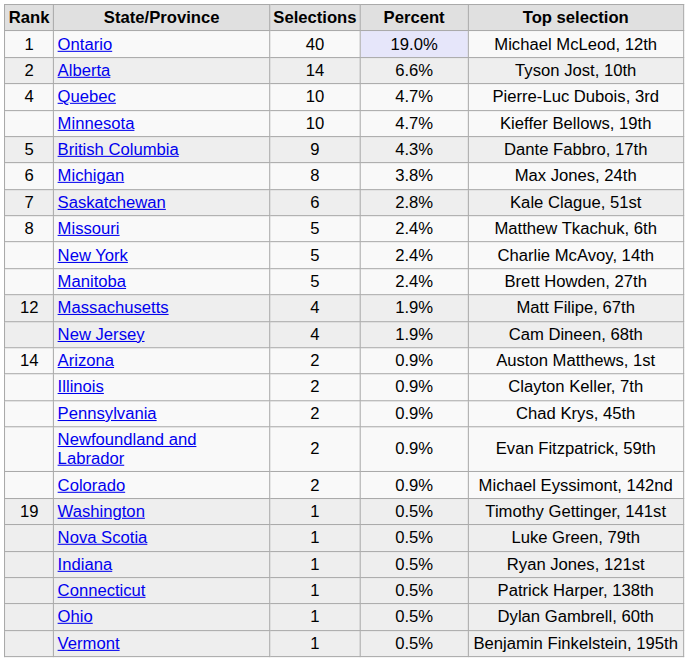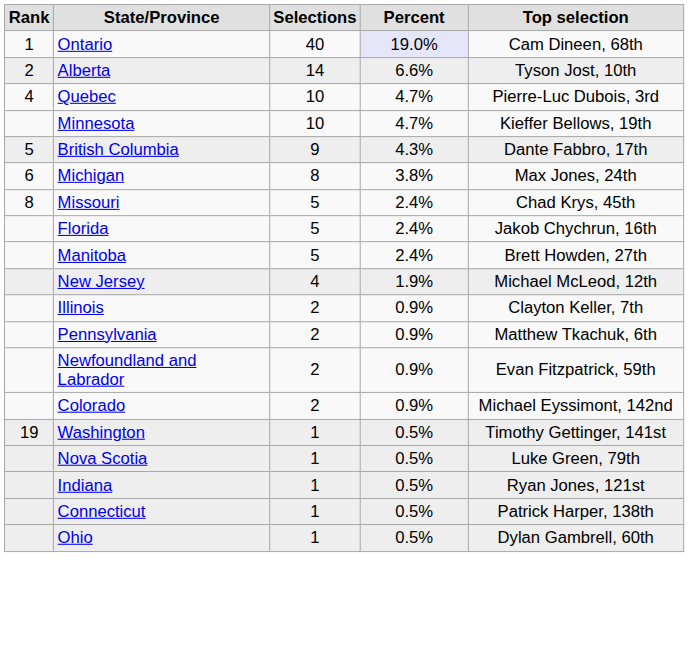(576, 44) Michael McLeod, 12th -> (576, 44) Cam Dineen, 68th
- row: (112, 202)
(576, 228) Matthew Tkachuk, 6th -> (576, 202) Chad Krys, 45th
- row: (93, 255)
+ row: (83, 228)
- row: (113, 307)
(576, 334) Cam Dineen, 68th -> (576, 281) Michael McLeod, 12th
- row: (86, 360)
(576, 413) Chad Krys, 45th -> (576, 334) Matthew Tkachuk, 6th
- row: (89, 643)
